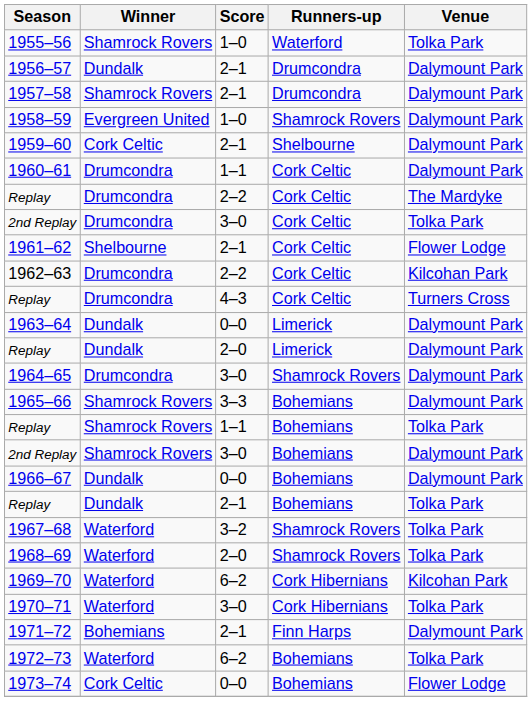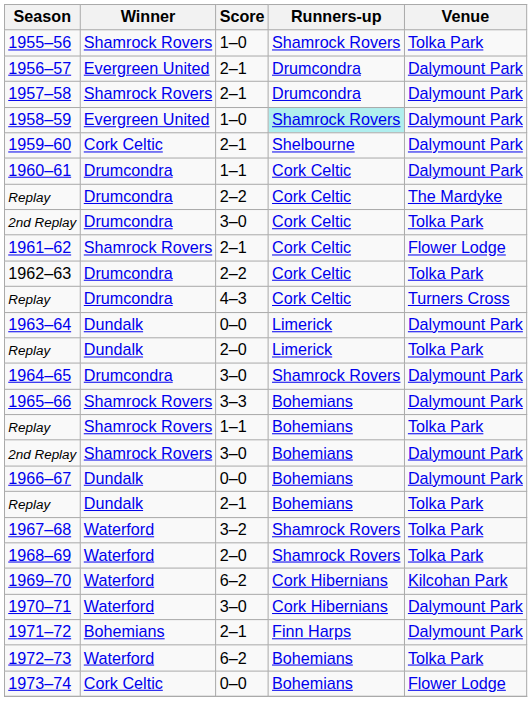(307, 42) Waterford -> (336, 42) Shamrock Rovers
(113, 68) Dundalk -> (147, 68) Evergreen United
(336, 119) no background -> (336, 119) paleturquoise background
(125, 247) Shelbourne -> (148, 247) Shamrock Rovers
(458, 273) Kilcohan Park -> (446, 273) Tolka Park
(465, 350) Dalymount Park -> (446, 350) Tolka Park
(446, 606) Tolka Park -> (465, 606) Dalymount Park
